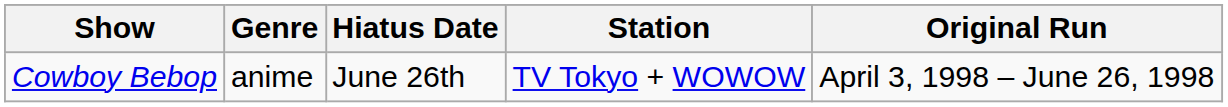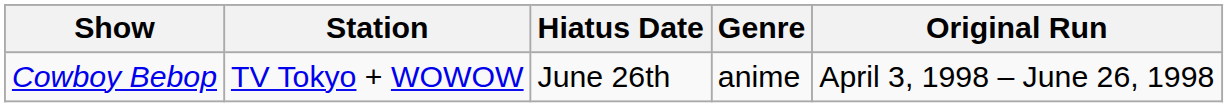columns swapped: (659, 28) <-> (275, 28)
